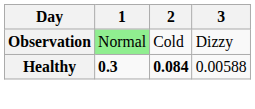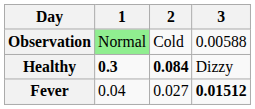(214, 41) Dizzy -> (221, 41) 0.00588
(221, 66) 0.00588 -> (214, 66) Dizzy
+ row: (49, 91)
